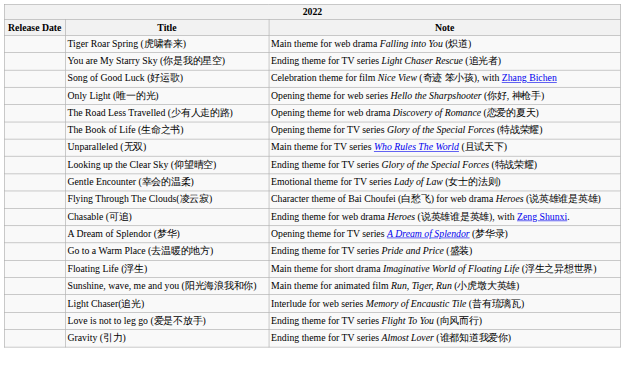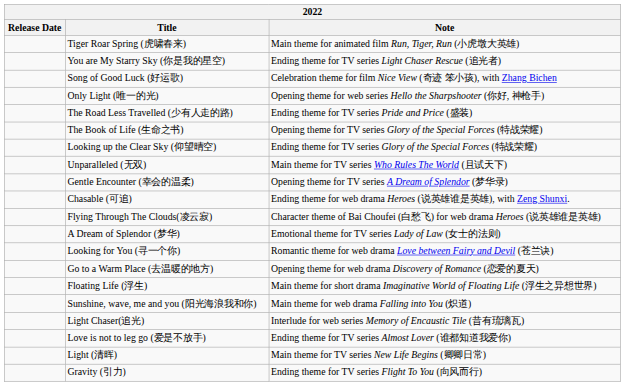(371, 43) Main theme for web drama Falling into You (炽道) -> (395, 43) Main theme for animated film Run, Tiger, Run (小虎墩大英雄)
(405, 113) Opening theme for web drama Discovery of Romance (恋爱的夏天) -> (372, 113) Ending theme for TV series Pride and Price (盛装)
rows swapped: (142, 164) <-> (107, 147)
(386, 182) Emotional theme for TV series Lady of Law (女士的法则) -> (389, 182) Opening theme for TV series A Dream of Splendor (梦华录)
rows swapped: (100, 216) <-> (140, 199)
(389, 234) Opening theme for TV series A Dream of Splendor (梦华录) -> (386, 234) Emotional theme for TV series Lady of Law (女士的法则)
+ row: (124, 251)
(372, 251) Ending theme for TV series Pride and Price (盛装) -> (405, 268) Opening theme for web drama Discovery of Romance (恋爱的夏天)
(395, 286) Main theme for animated film Run, Tiger, Run (小虎墩大英雄) -> (371, 303) Main theme for web drama Falling into You (炽道)
(376, 320) Ending theme for TV series Flight To You (向风而行) -> (391, 338) Ending theme for TV series Almost Lover (谁都知道我爱你)
+ row: (92, 355)
(391, 338) Ending theme for TV series Almost Lover (谁都知道我爱你) -> (376, 372) Ending theme for TV series Flight To You (向风而行)
